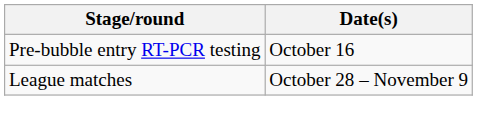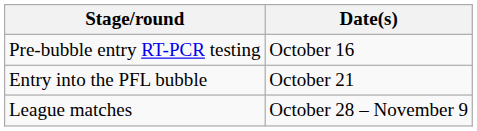+ row: (108, 79)
